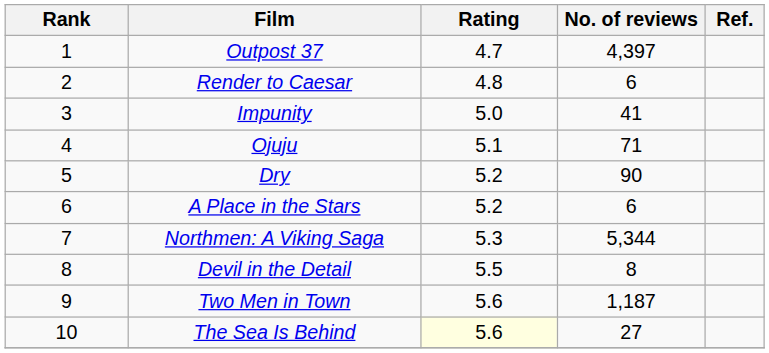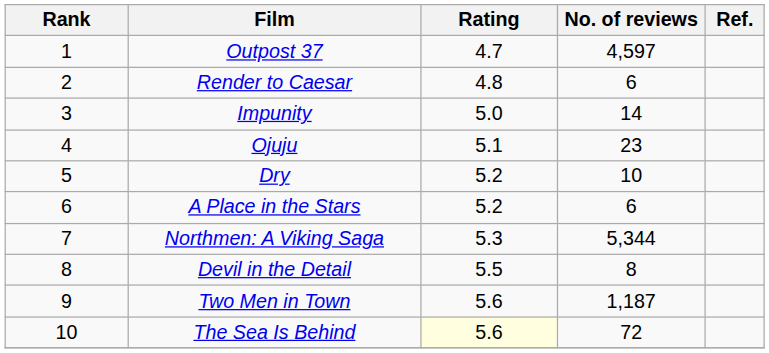(631, 51) 4,397 -> (631, 51) 4,597
(631, 113) 41 -> (631, 113) 14
(631, 144) 71 -> (631, 144) 23
(631, 176) 90 -> (631, 176) 10
(631, 332) 27 -> (631, 332) 72
